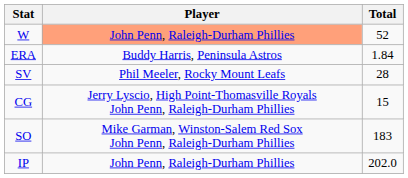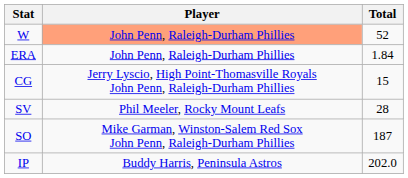(202, 54) Buddy Harris, Peninsula Astros -> (202, 54) John Penn, Raleigh-Durham Phillies
rows swapped: (23, 101) <-> (23, 74)
(383, 136) 183 -> (383, 136) 187
(202, 163) John Penn, Raleigh-Durham Phillies -> (202, 163) Buddy Harris, Peninsula Astros
